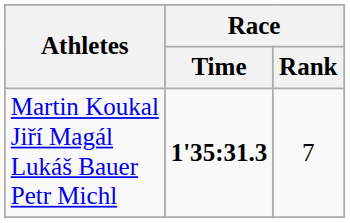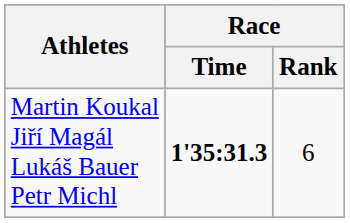(308, 152) 7 -> (308, 152) 6
